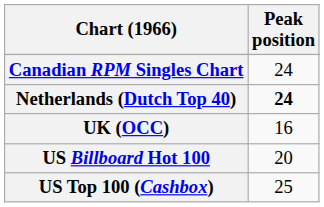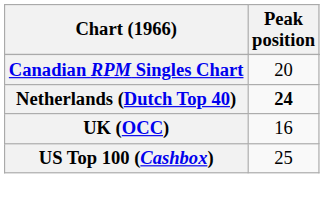(284, 69) 24 -> (284, 69) 20
- row: (126, 157)
